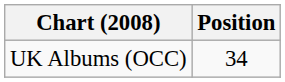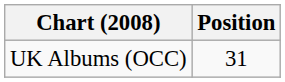(236, 58) 34 -> (236, 58) 31
